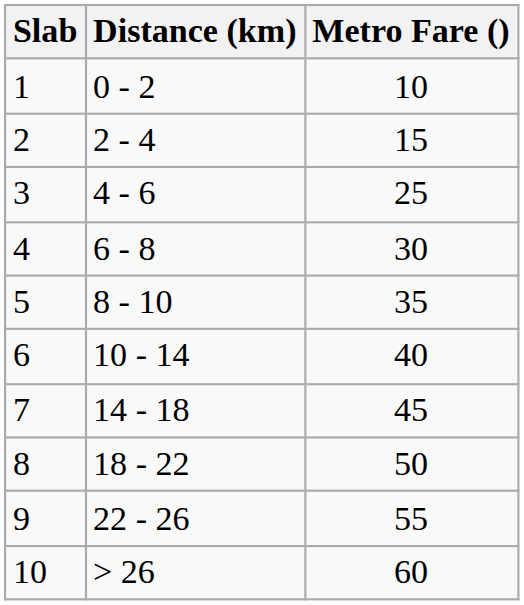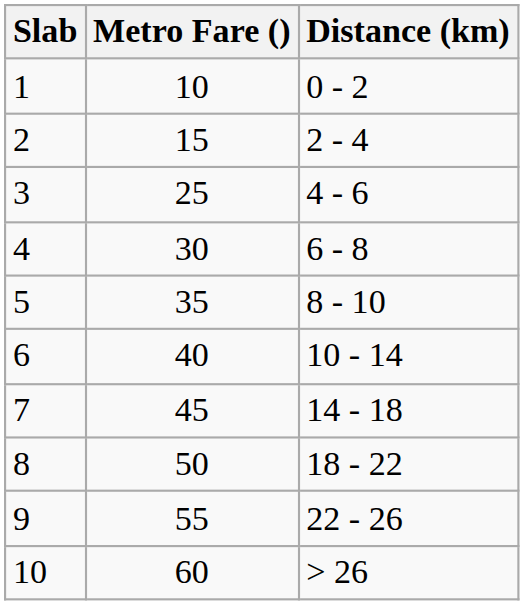columns swapped: (195, 31) <-> (411, 31)
